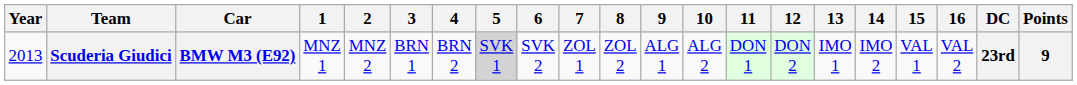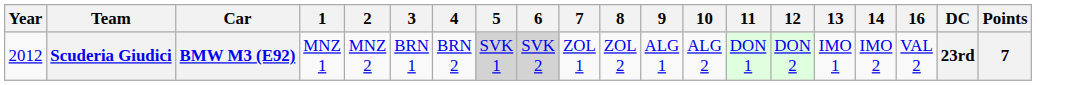- column: (917, 18)
(25, 55) 2013 -> (25, 55) 2012
(538, 55) no background -> (538, 55) lightgrey background
(1045, 55) 9 -> (1005, 55) 7
